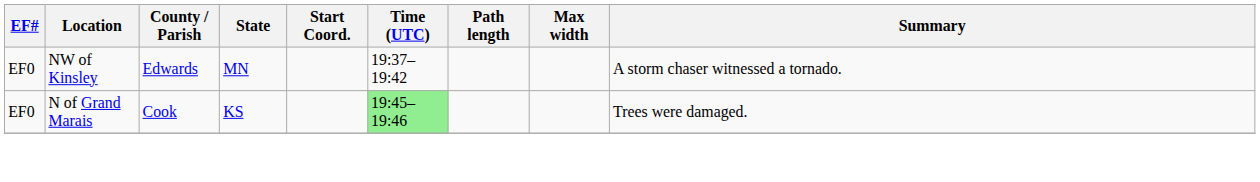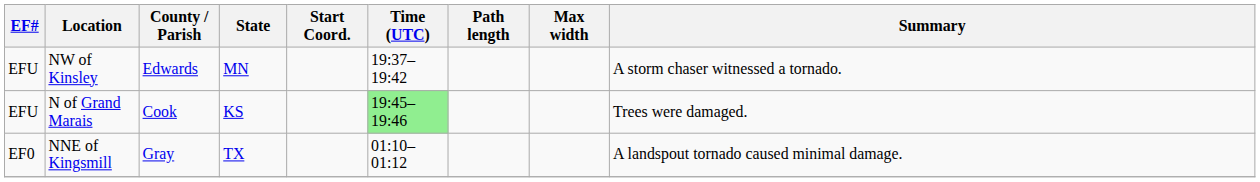(21, 68) EF0 -> (23, 68) EFU
(21, 111) EF0 -> (23, 111) EFU
+ row: (80, 154)
